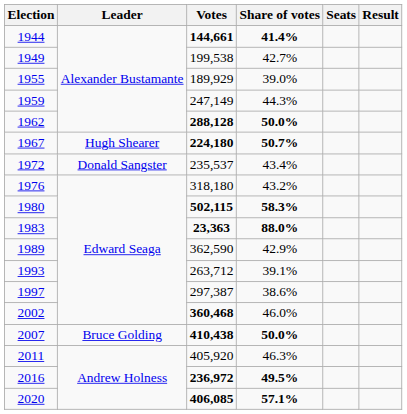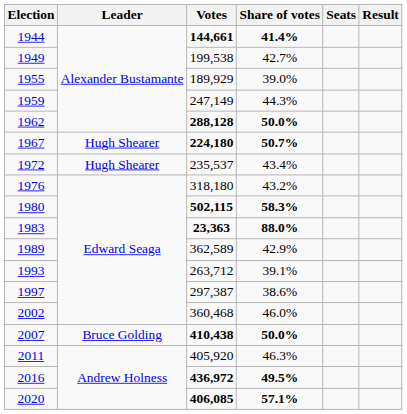(122, 164) Donald Sangster -> (122, 164) Hugh Shearer
(212, 249) 362,590 -> (212, 249) 362,589
(212, 313) bold -> (212, 313) normal
(212, 377) 236,972 -> (212, 377) 436,972
